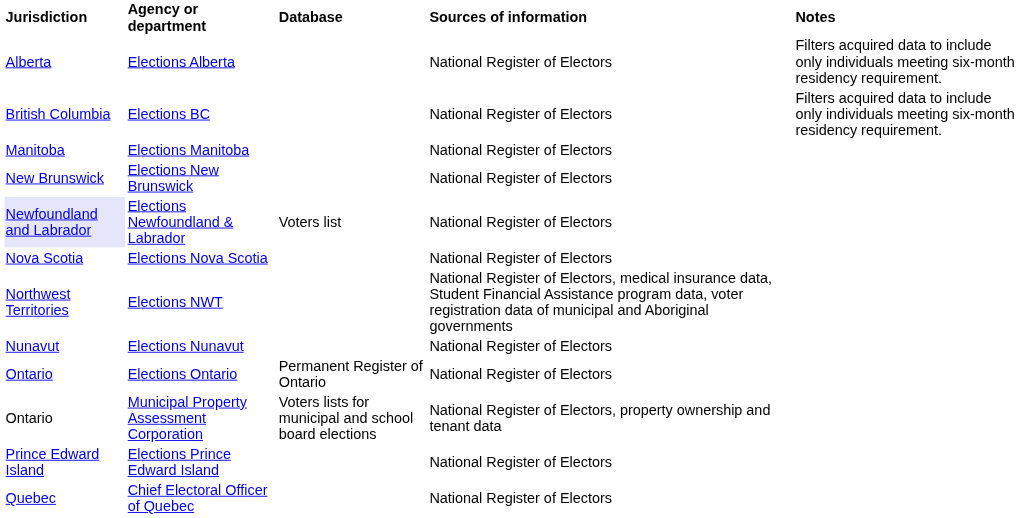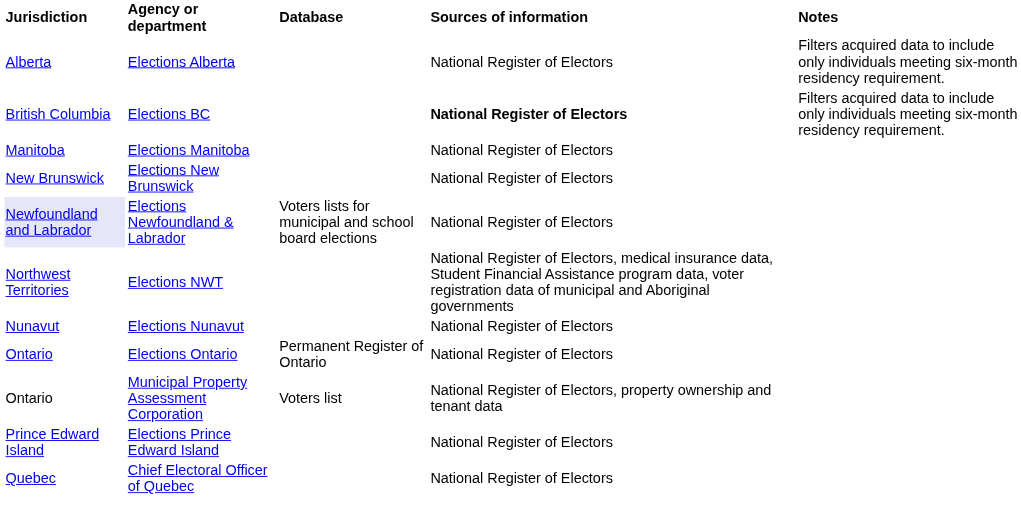(521, 114) normal -> (529, 114) bold
(310, 222) Voters list -> (346, 222) Voters lists for municipal and school board elections
- row: (198, 258)
(346, 418) Voters lists for municipal and school board elections -> (310, 398) Voters list
